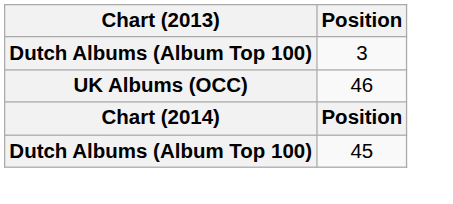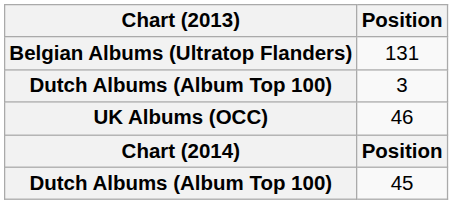+ row: (402, 53)
